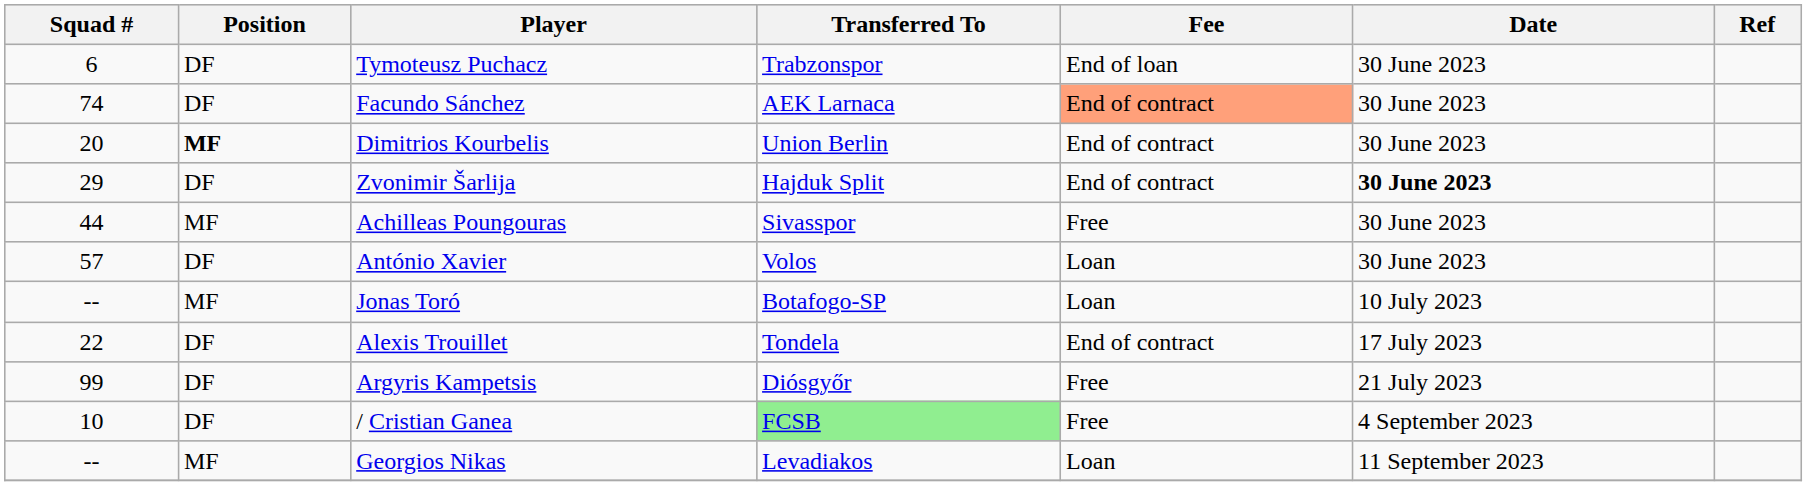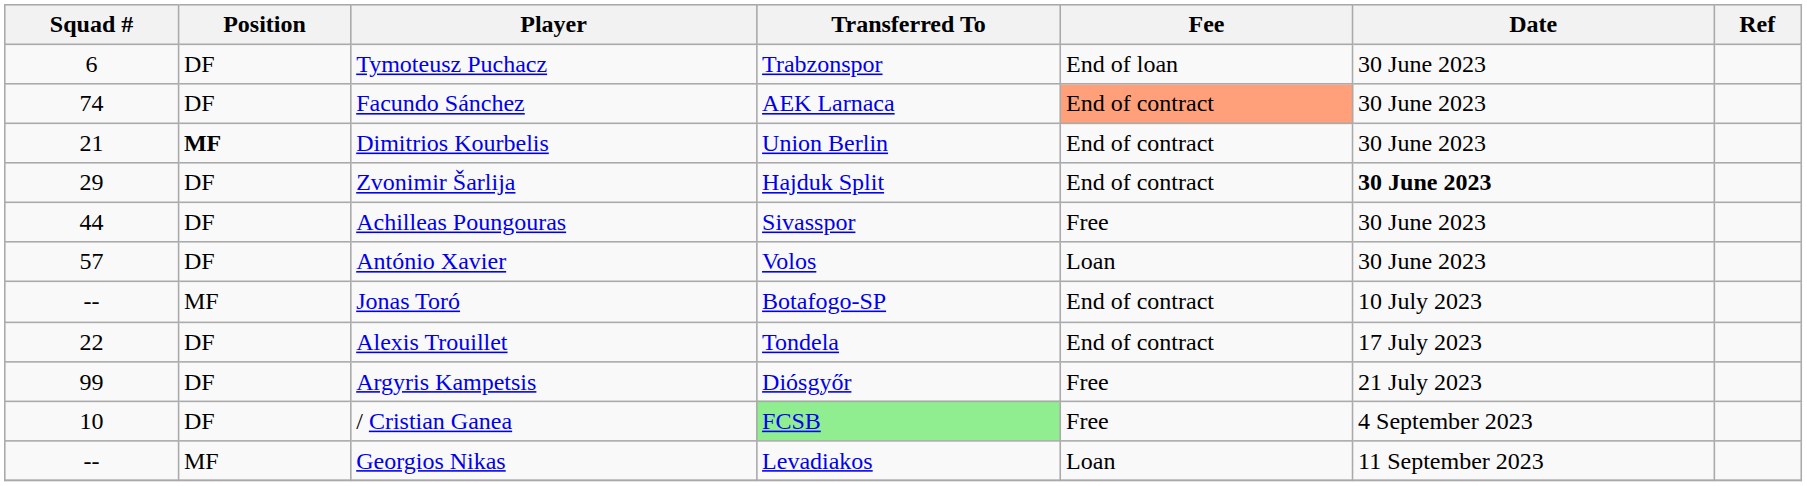(92, 143) 20 -> (92, 143) 21
(201, 222) MF -> (199, 222) DF
(1091, 301) Loan -> (1140, 301) End of contract
